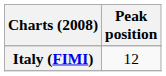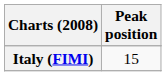(131, 58) 12 -> (131, 58) 15
